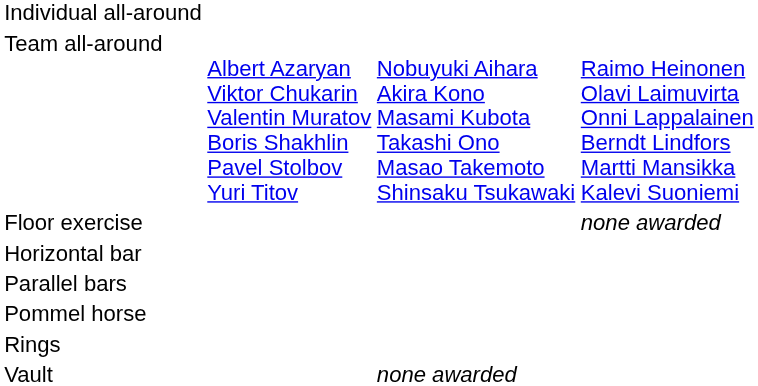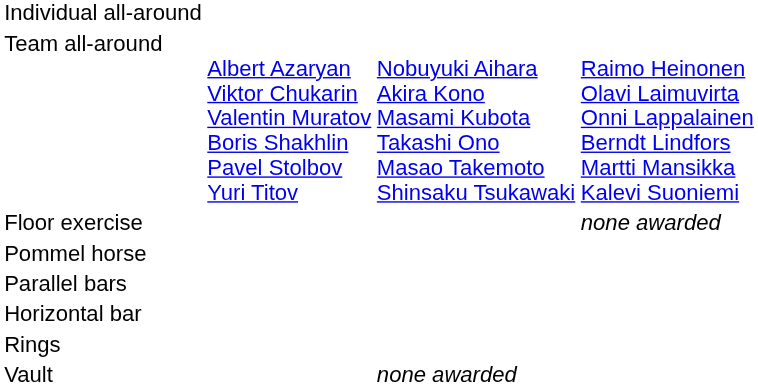rows swapped: (73, 253) <-> (75, 314)
